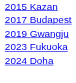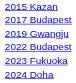+ row: (38, 47)
